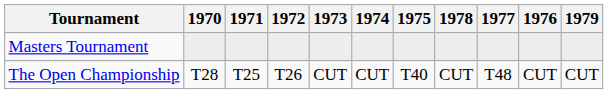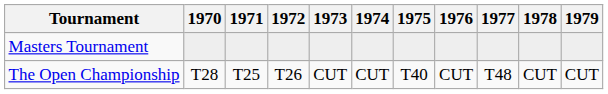columns swapped: (540, 18) <-> (456, 18)
